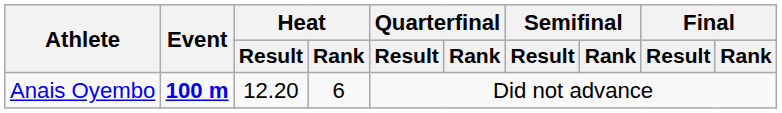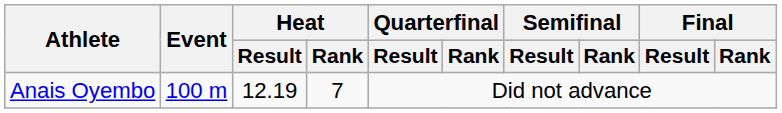(197, 91) bold -> (197, 91) normal
(271, 91) 12.20 -> (270, 91) 12.19
(339, 91) 6 -> (337, 91) 7
